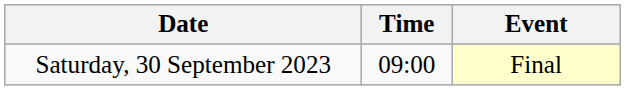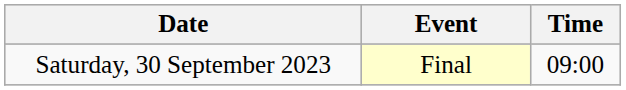columns swapped: (407, 24) <-> (536, 24)
